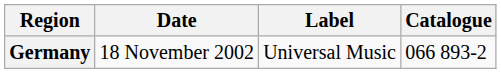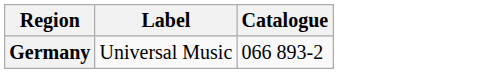- column: (177, 20)
